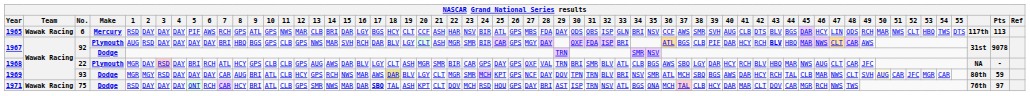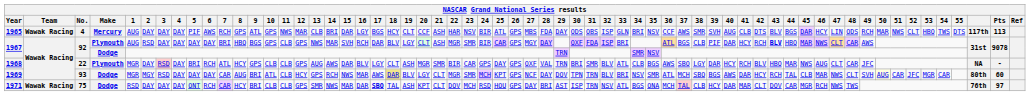(82, 31) 6 -> (82, 31) 4
(133, 31) RSD -> (133, 31) AUG
(1000, 74) 59 -> (1000, 74) 60
(271, 85) ATL -> (271, 85) CLB
